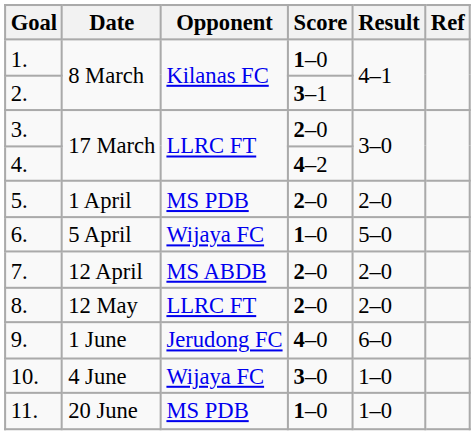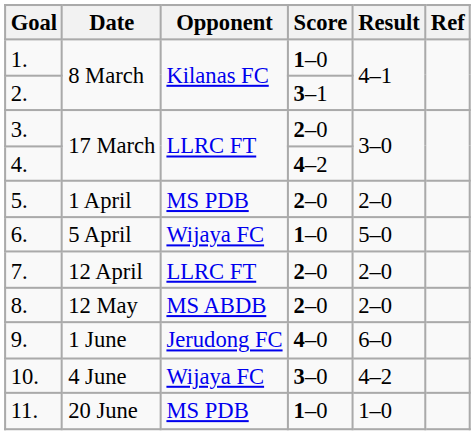(216, 270) MS ABDB -> (211, 270) LLRC FT
(211, 305) LLRC FT -> (216, 305) MS ABDB
(375, 376) 1–0 -> (375, 376) 4–2
